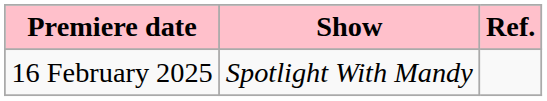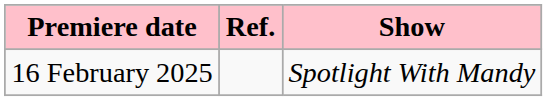columns swapped: (349, 26) <-> (511, 26)
